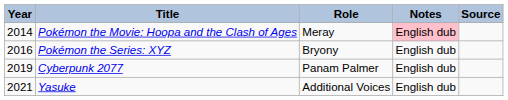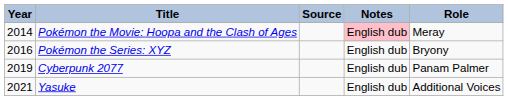columns swapped: (346, 14) <-> (481, 14)
